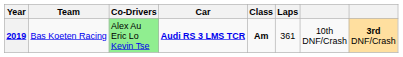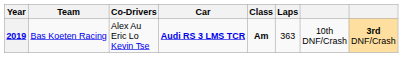(130, 36) lightgreen background -> (130, 36) no background
(288, 36) 361 -> (288, 36) 363
